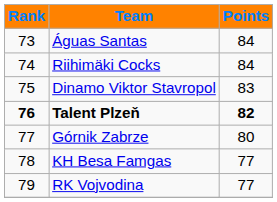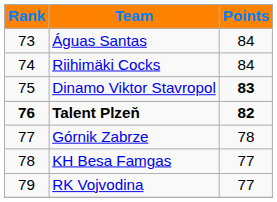(246, 88) normal -> (246, 88) bold
(246, 137) 80 -> (246, 137) 78
